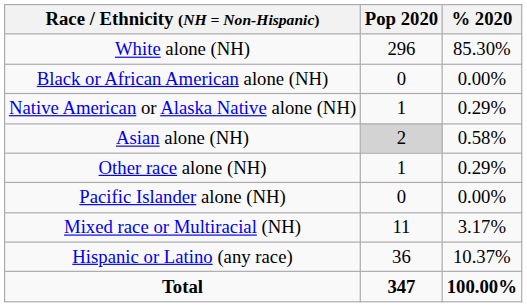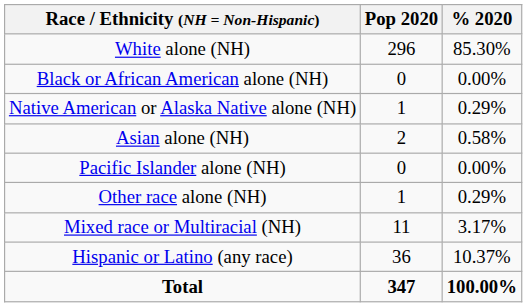(401, 138) lightgrey background -> (401, 138) no background
rows swapped: (183, 197) <-> (183, 167)
